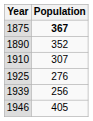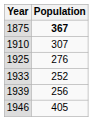- row: (18, 44)
+ row: (18, 76)
